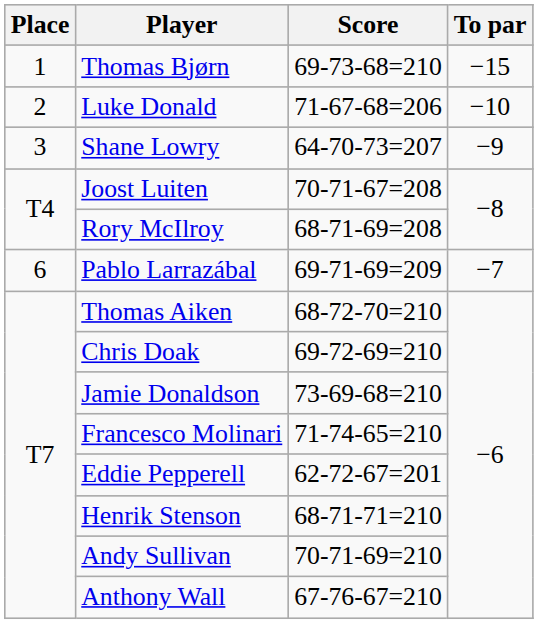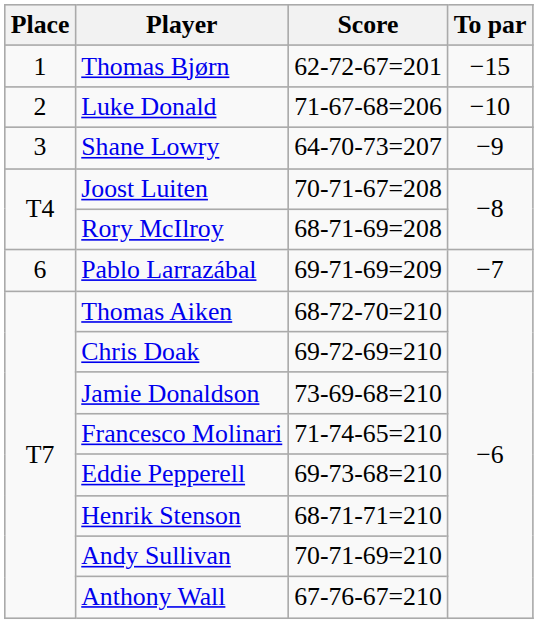(368, 65) 69-73-68=210 -> (368, 65) 62-72-67=201
(368, 474) 62-72-67=201 -> (368, 474) 69-73-68=210
